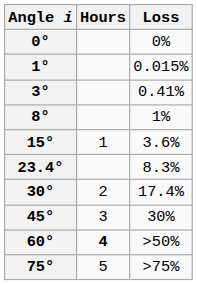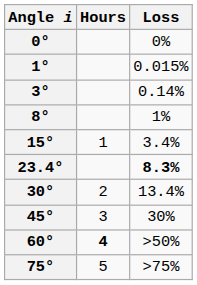(161, 92) 0.41% -> (161, 92) 0.14%
(161, 142) 3.6% -> (161, 142) 3.4%
(161, 167) normal -> (161, 167) bold
(161, 192) 17.4% -> (161, 192) 13.4%
